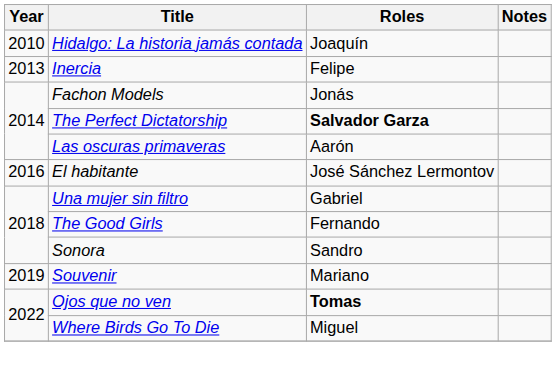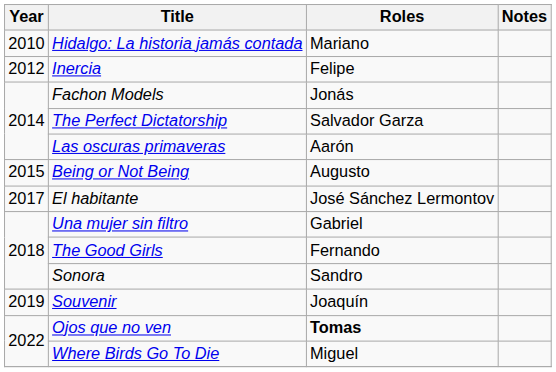(339, 43) Joaquín -> (340, 43) Mariano
(26, 69) 2013 -> (26, 69) 2012
(369, 120) bold -> (367, 120) normal
+ row: (121, 172)
(26, 172) 2016 -> (26, 198) 2017
(340, 276) Mariano -> (339, 302) Joaquín
